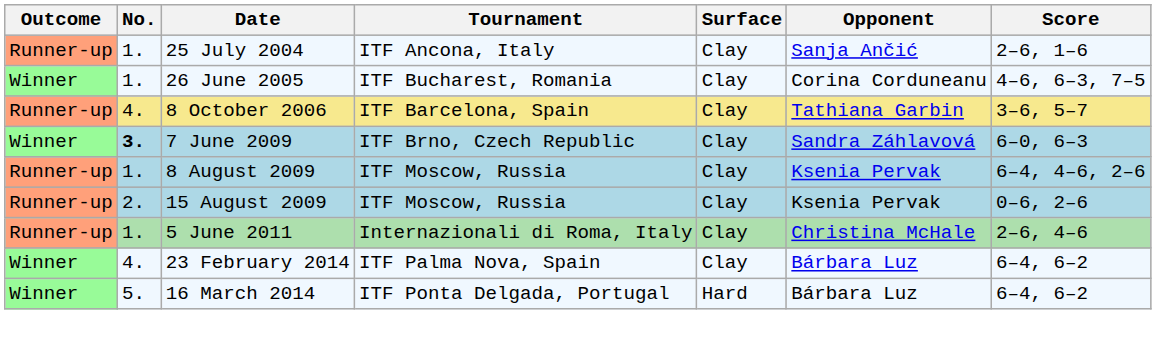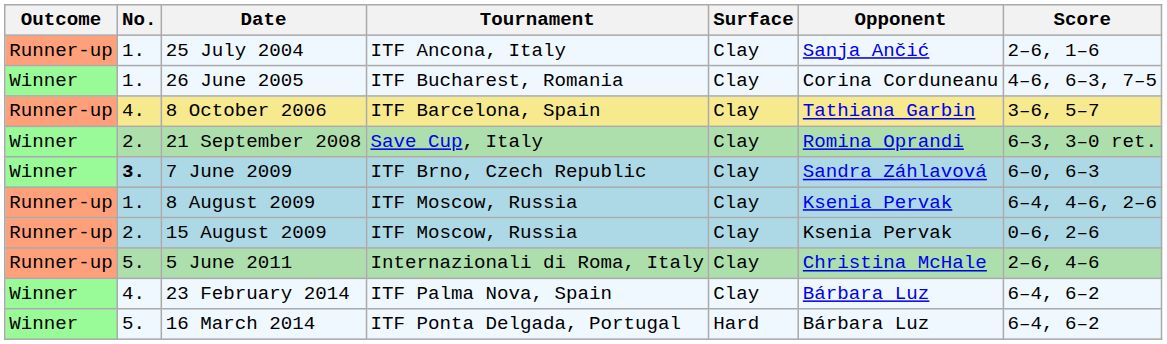+ row: (263, 141)
(134, 233) 1. -> (134, 263) 5.
